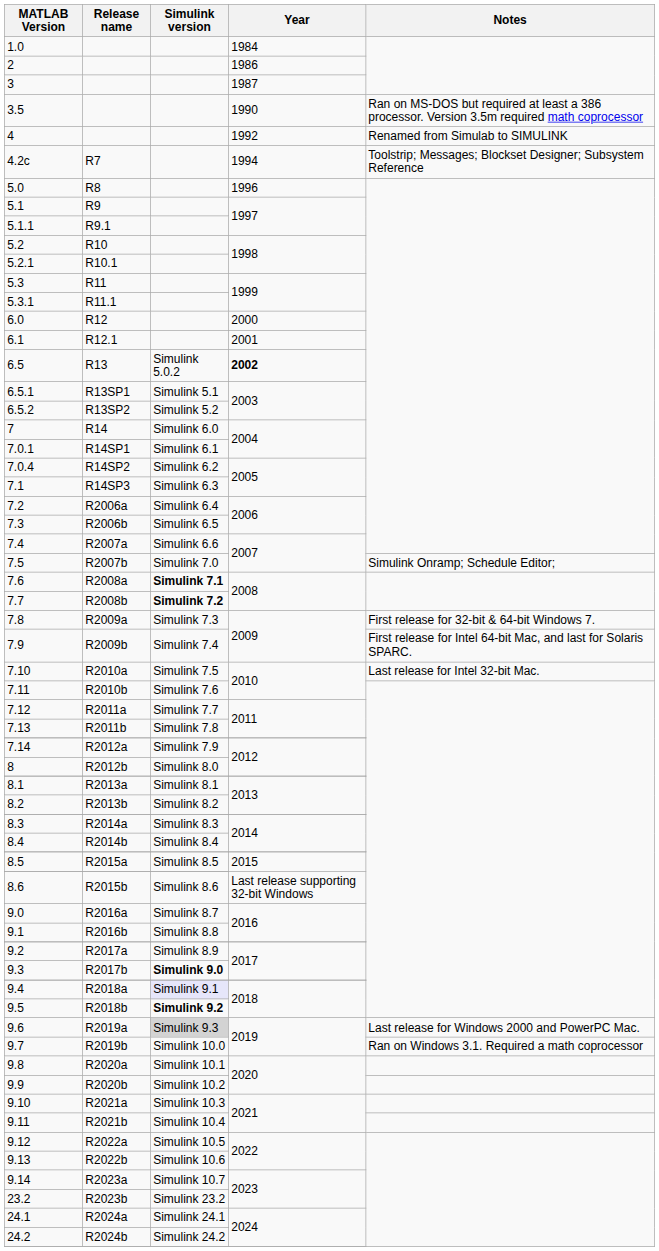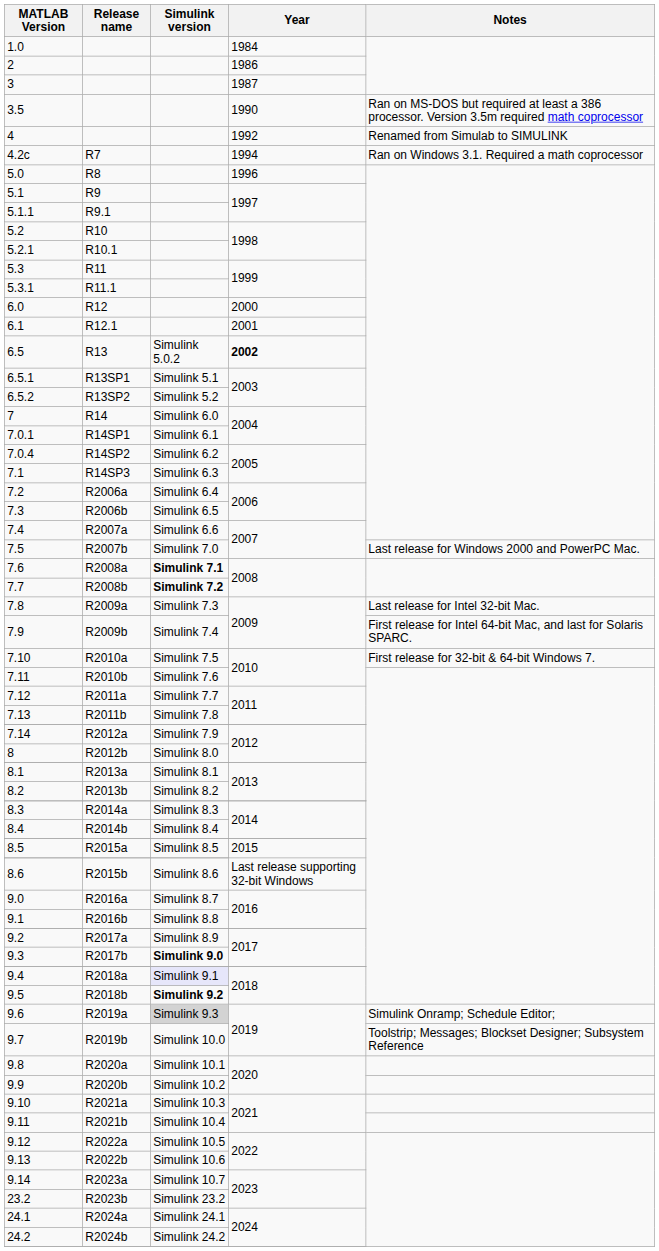(506, 161) Toolstrip; Messages; Blockset Designer; Subsystem Reference -> (506, 155) Ran on Windows 3.1. Required a math coprocessor
(462, 562) Simulink Onramp; Schedule Editor; -> (504, 549) Last release for Windows 2000 and PowerPC Mac.
(482, 619) First release for 32-bit & 64-bit Windows 7. -> (454, 606) Last release for Intel 32-bit Mac.
(454, 671) Last release for Intel 32-bit Mac. -> (482, 657) First release for 32-bit & 64-bit Windows 7.
(504, 1027) Last release for Windows 2000 and PowerPC Mac. -> (462, 1014) Simulink Onramp; Schedule Editor;
(506, 1046) Ran on Windows 3.1. Required a math coprocessor -> (506, 1039) Toolstrip; Messages; Blockset Designer; Subsystem Reference
